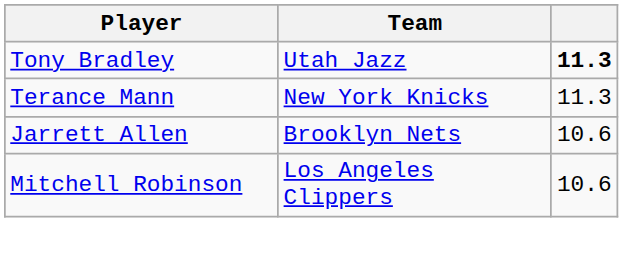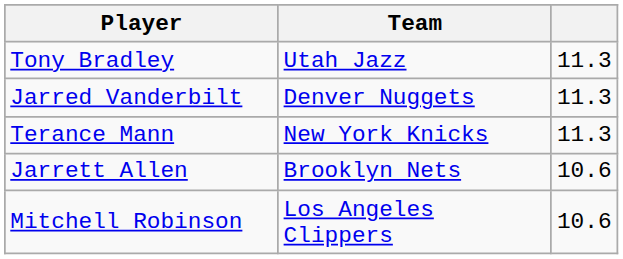(584, 60) bold -> (584, 60) normal
+ row: (126, 98)
